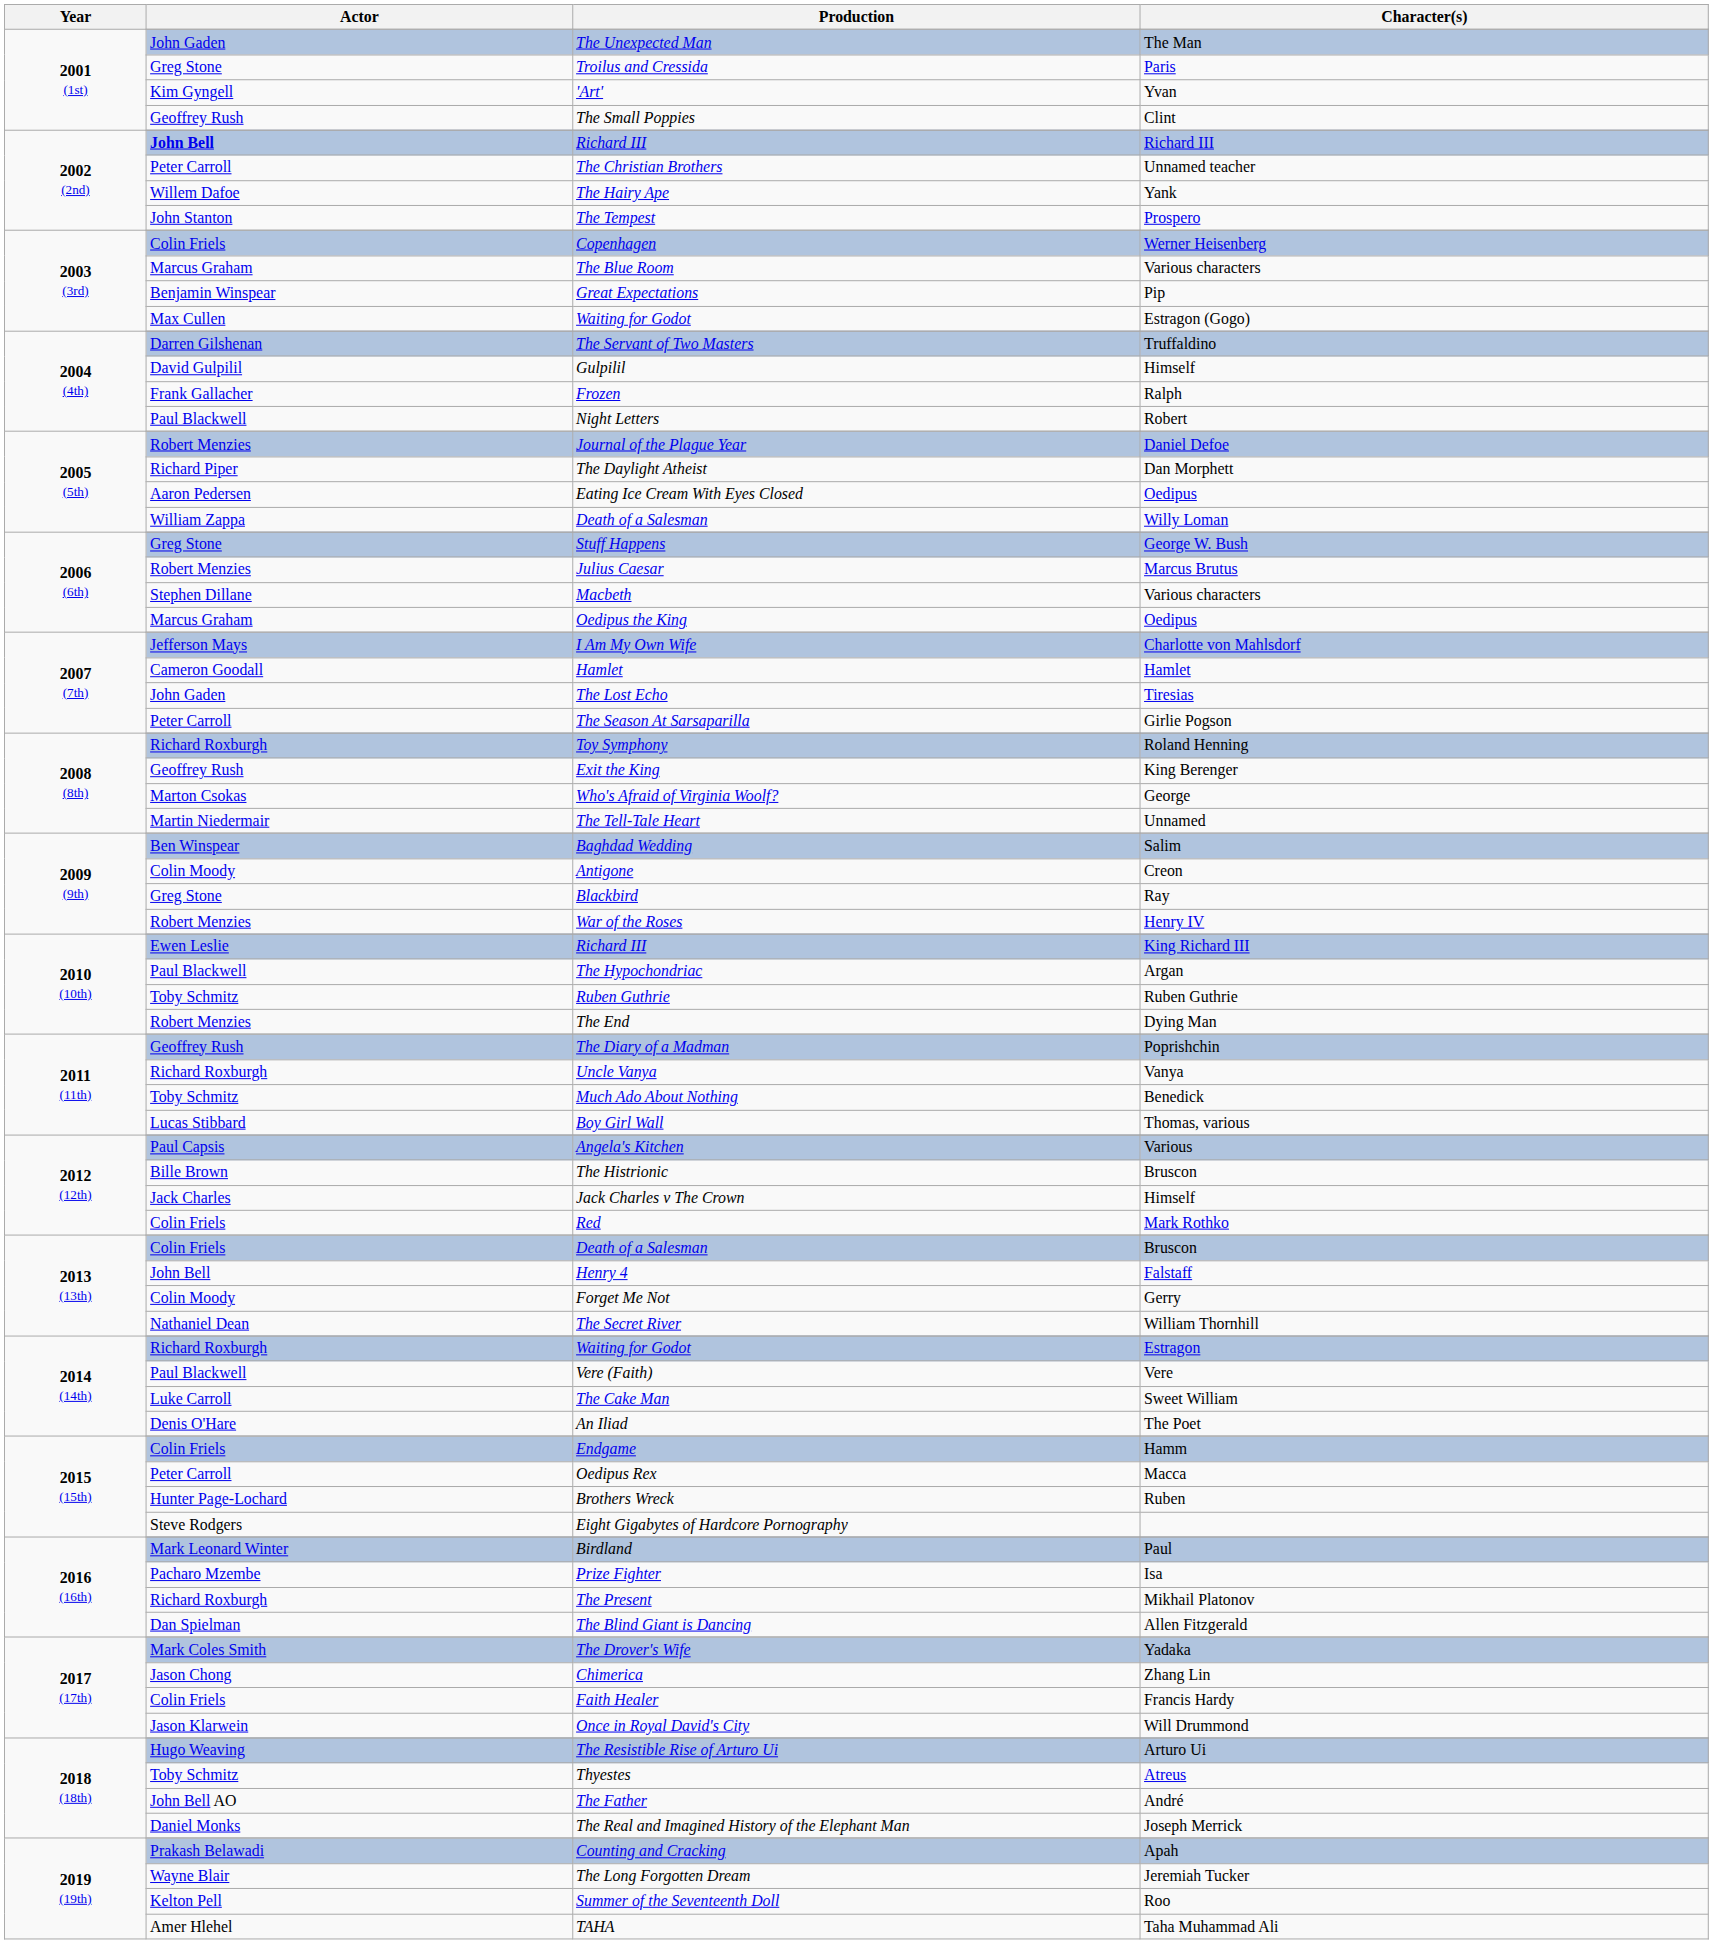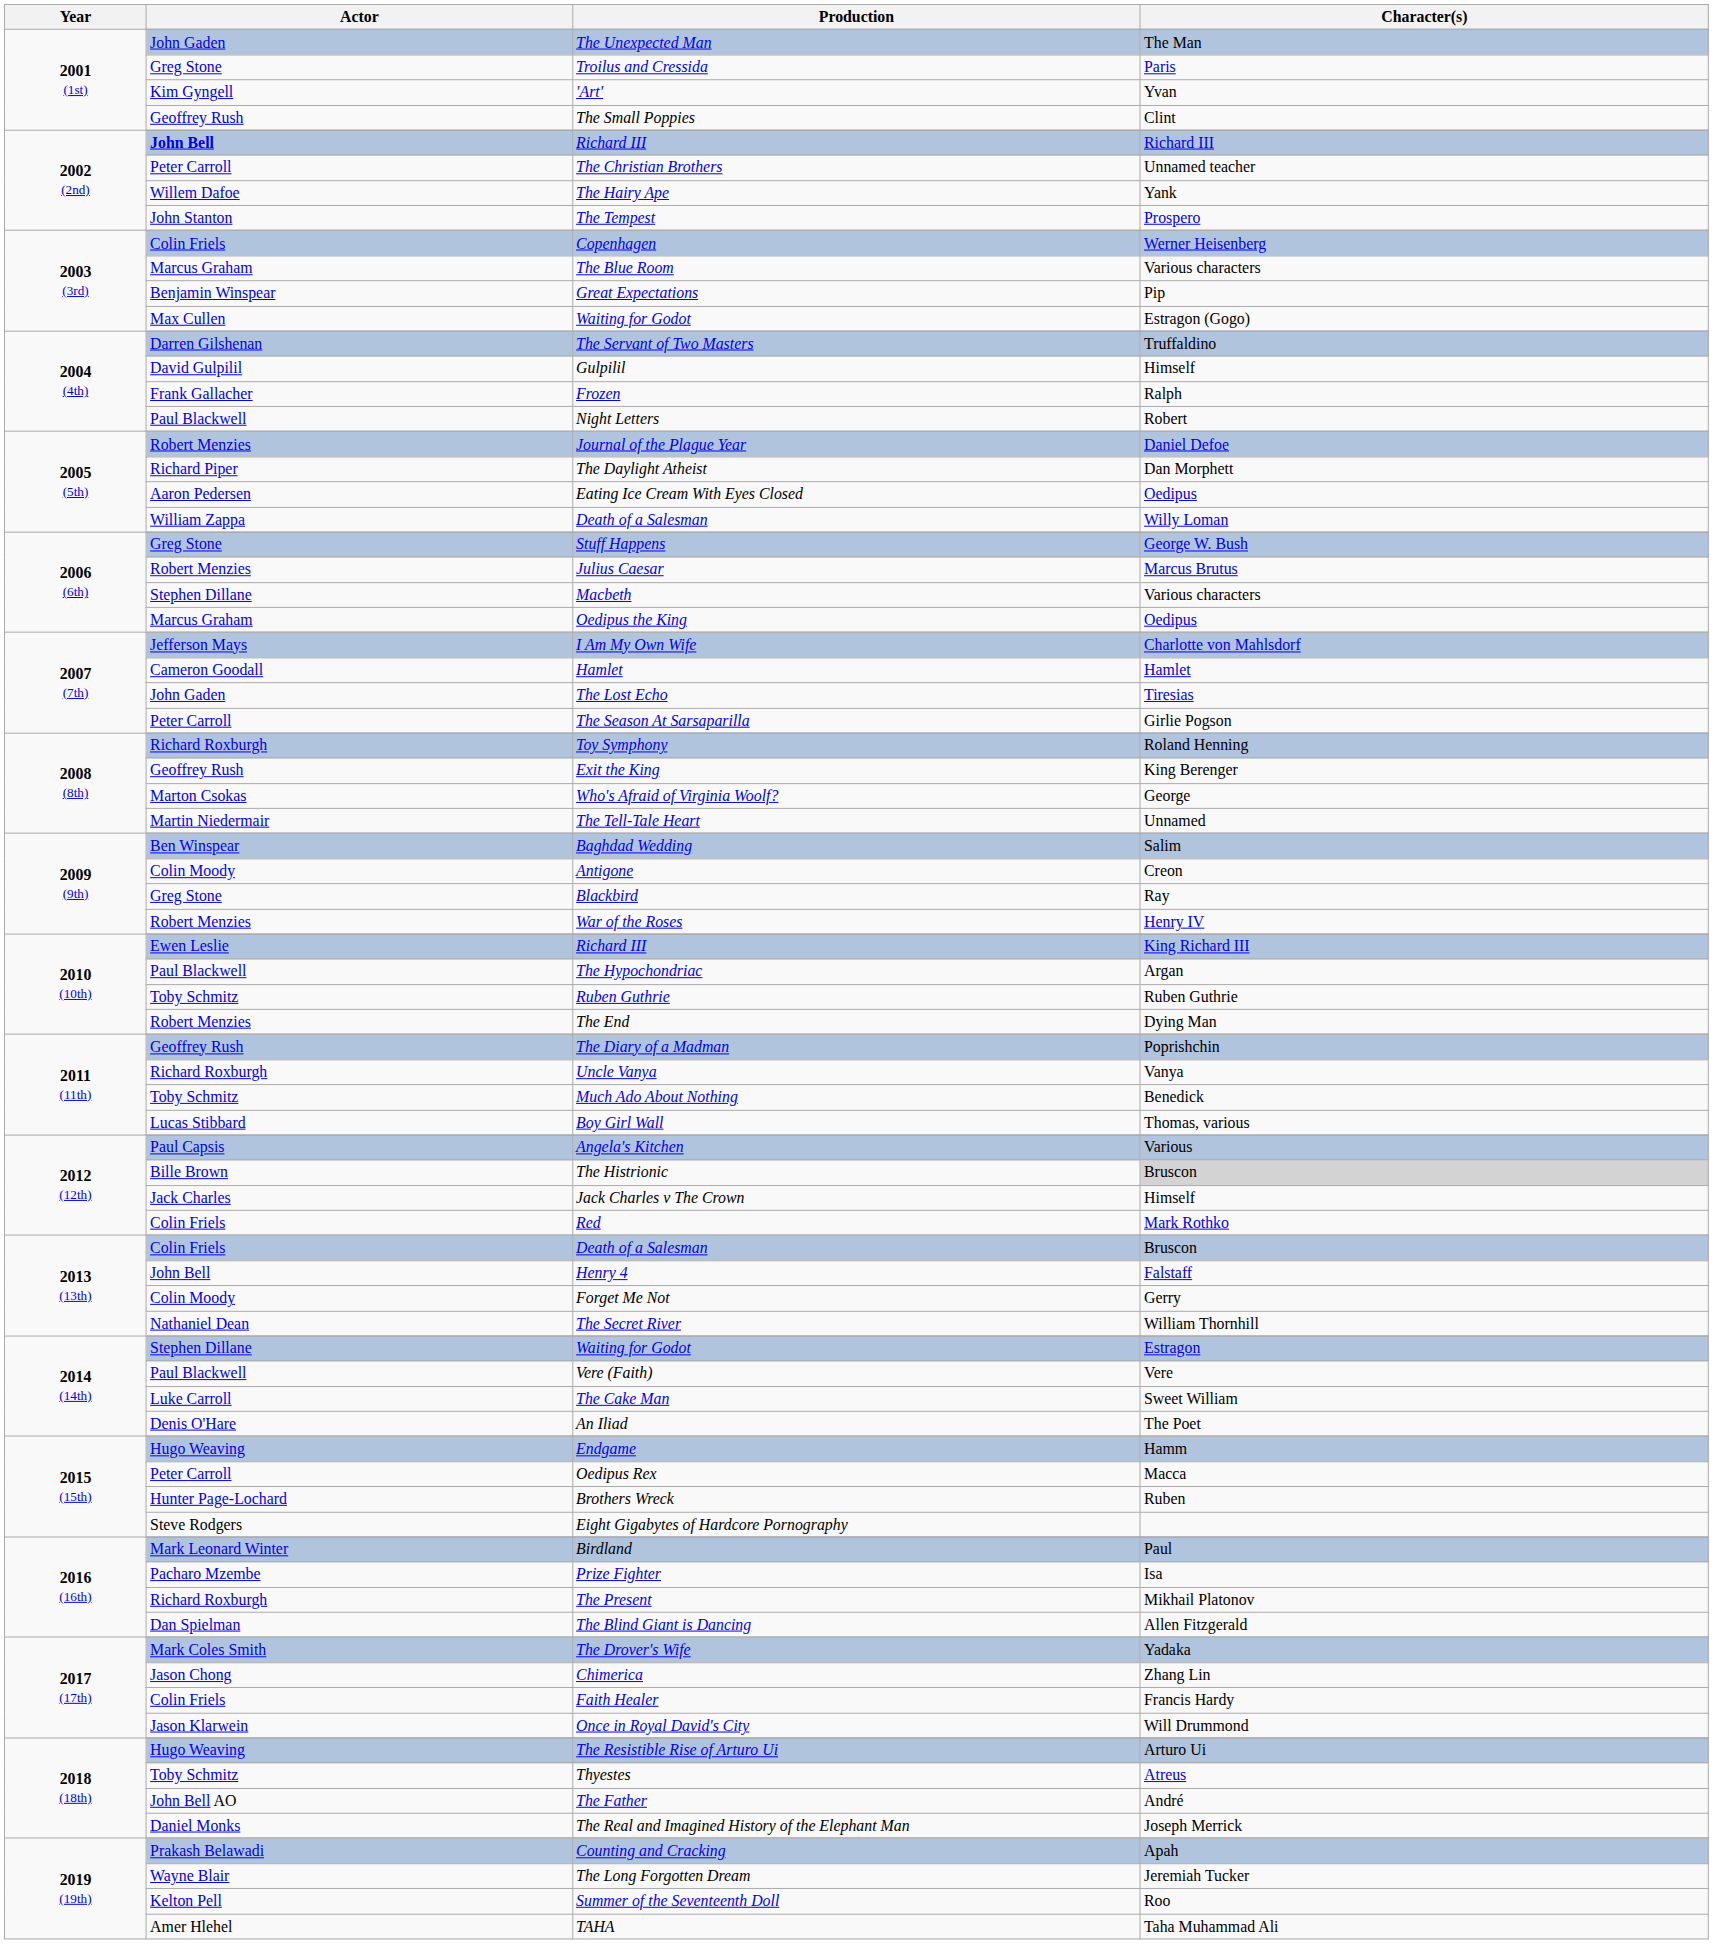(1170, 1172) no background -> (1170, 1172) lightgrey background
(209, 1348) Richard Roxburgh -> (201, 1348) Stephen Dillane
(188, 1448) Colin Friels -> (198, 1448) Hugo Weaving
